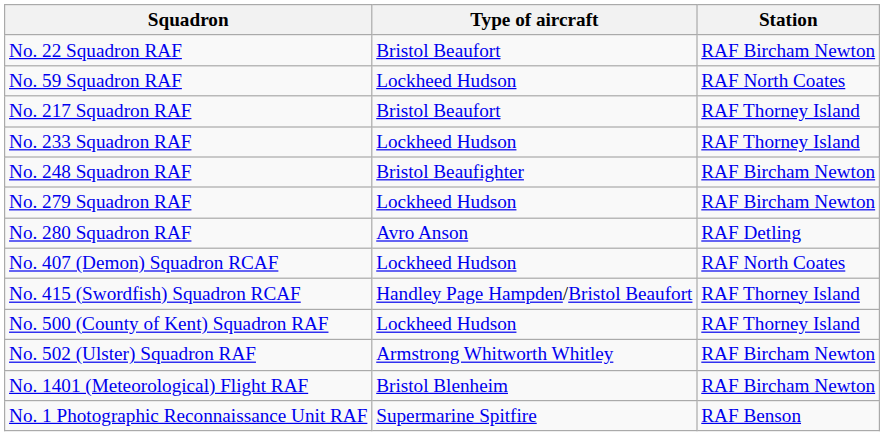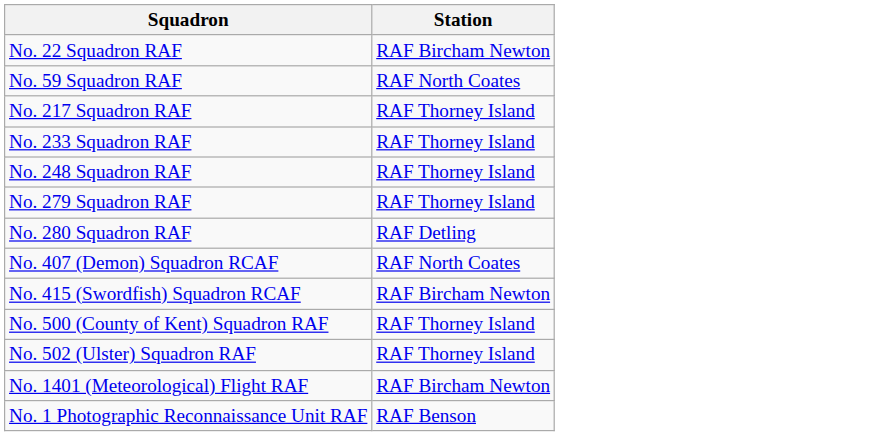- column: (534, 19)
(788, 171) RAF Bircham Newton -> (456, 171) RAF Thorney Island
(788, 202) RAF Bircham Newton -> (456, 202) RAF Thorney Island
(781, 293) RAF Thorney Island -> (463, 293) RAF Bircham Newton
(788, 354) RAF Bircham Newton -> (456, 354) RAF Thorney Island
